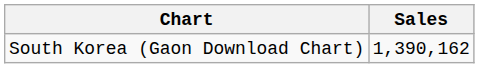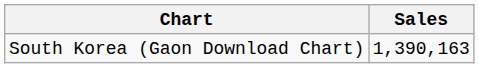(421, 49) 1,390,162 -> (421, 49) 1,390,163
